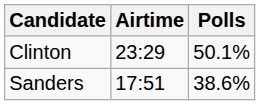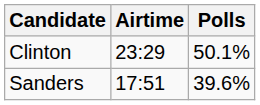(222, 83) 38.6% -> (222, 83) 39.6%
